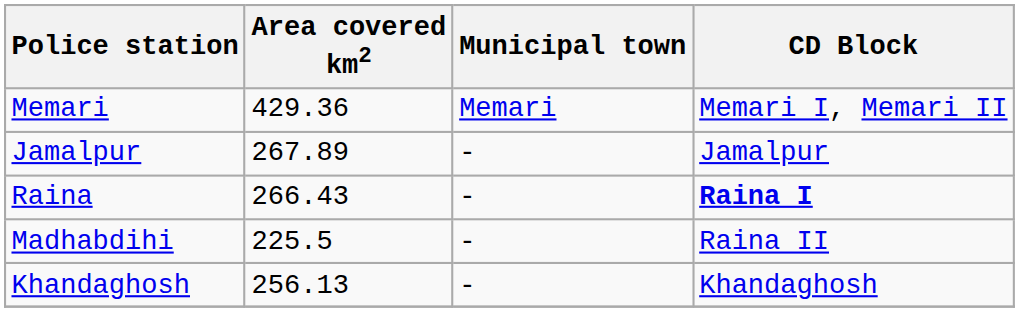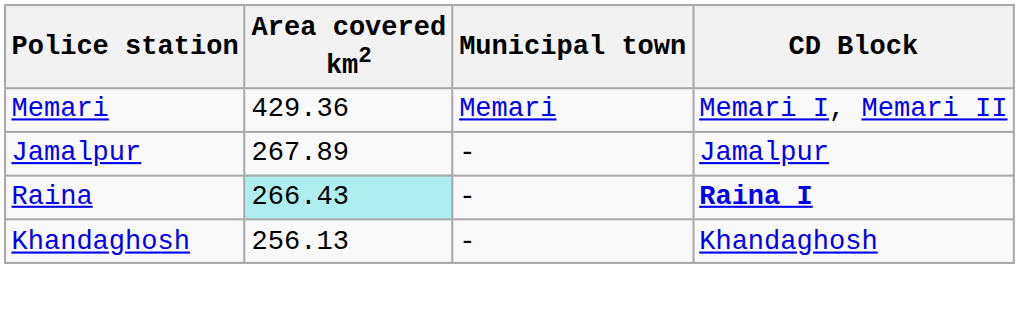(300, 197) no background -> (300, 197) paleturquoise background
- row: (93, 241)
